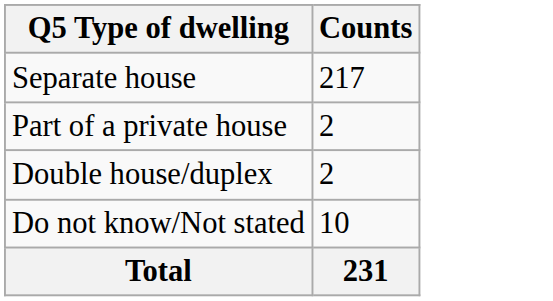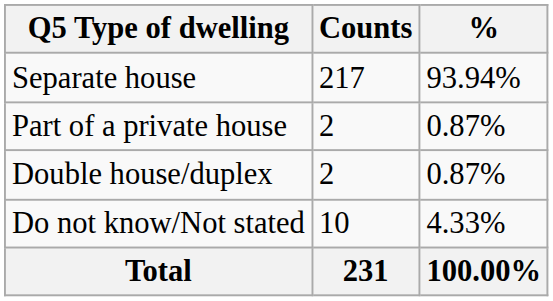+ column: (484, 28)
